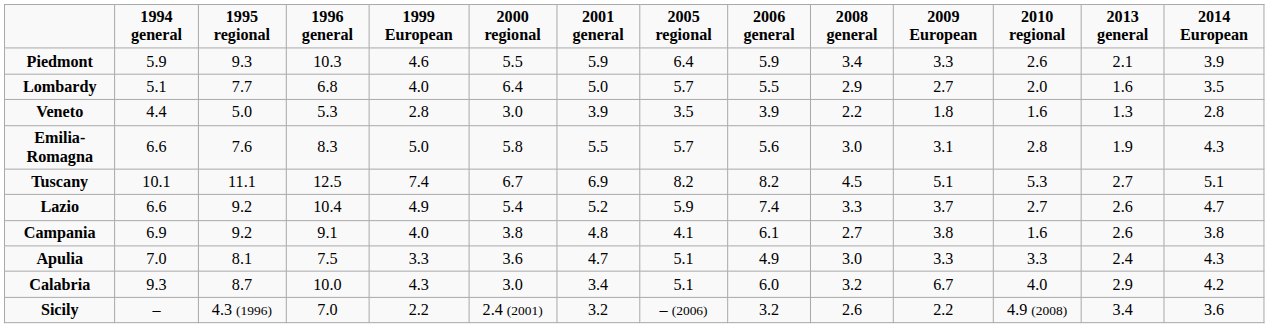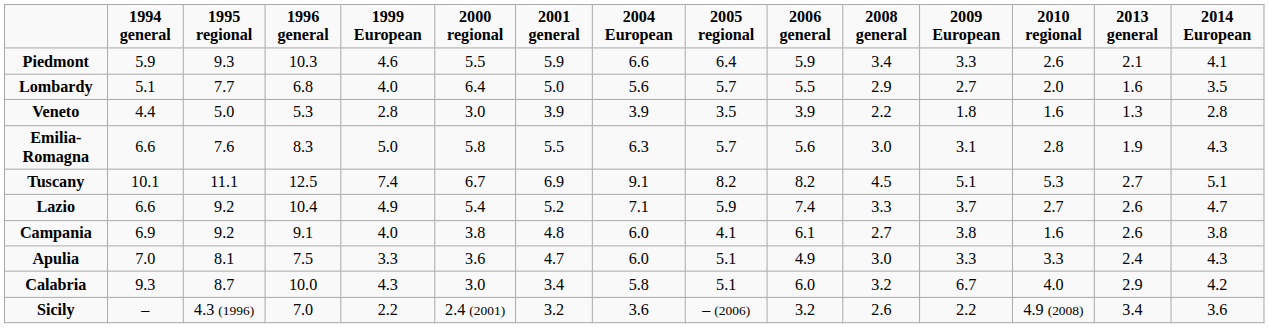+ column: (639, 26)
(1214, 61) 3.9 -> (1217, 61) 4.1
